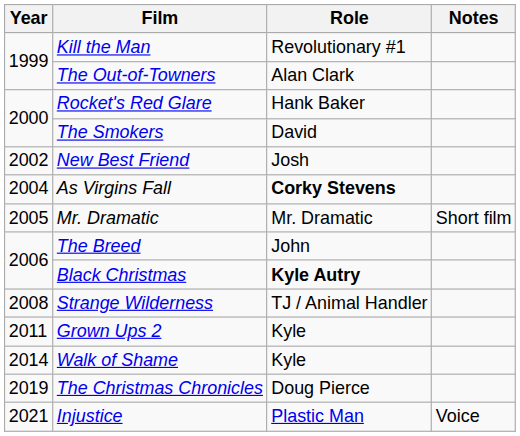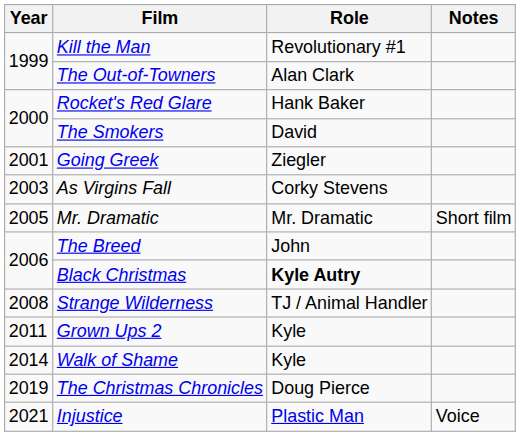+ row: (108, 160)
- row: (123, 160)
(29, 189) 2004 -> (29, 189) 2003
(333, 189) bold -> (329, 189) normal
